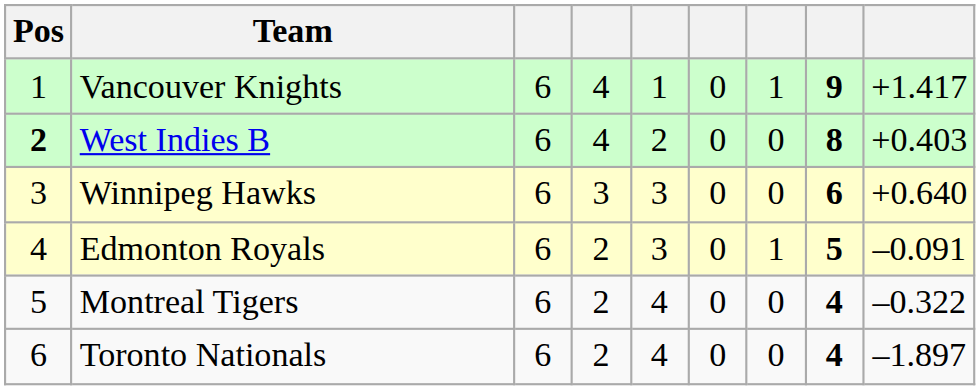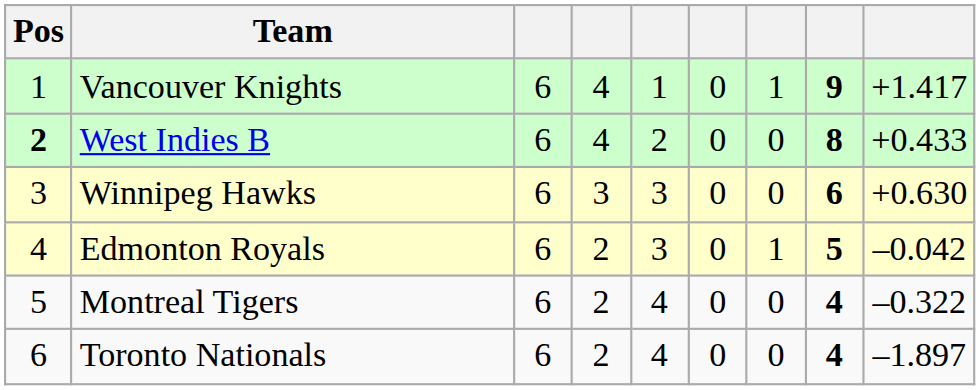(919, 139) +0.403 -> (919, 139) +0.433
(919, 193) +0.640 -> (919, 193) +0.630
(919, 247) –0.091 -> (919, 247) –0.042
